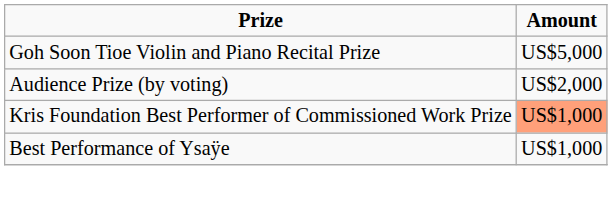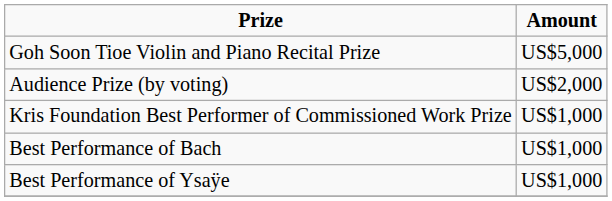(562, 116) lightsalmon background -> (562, 116) no background
+ row: (115, 148)
